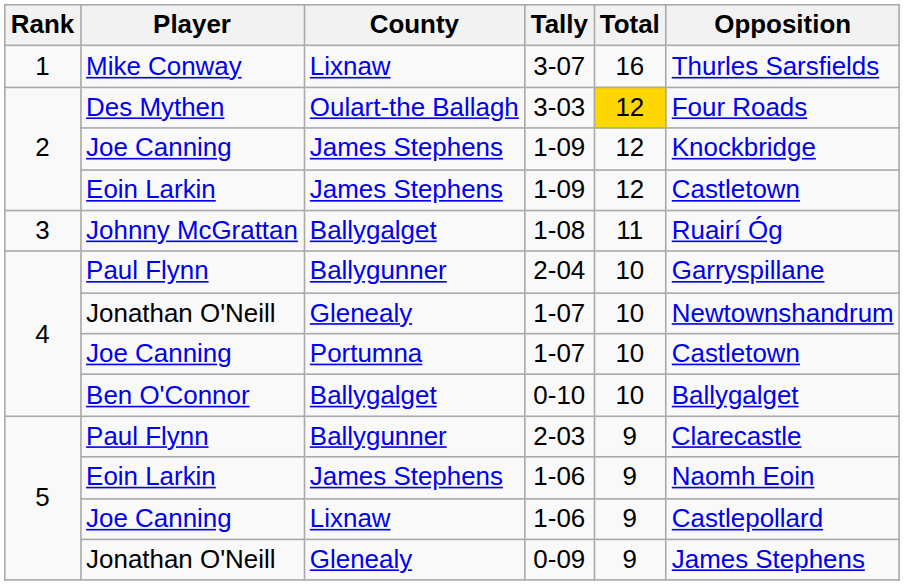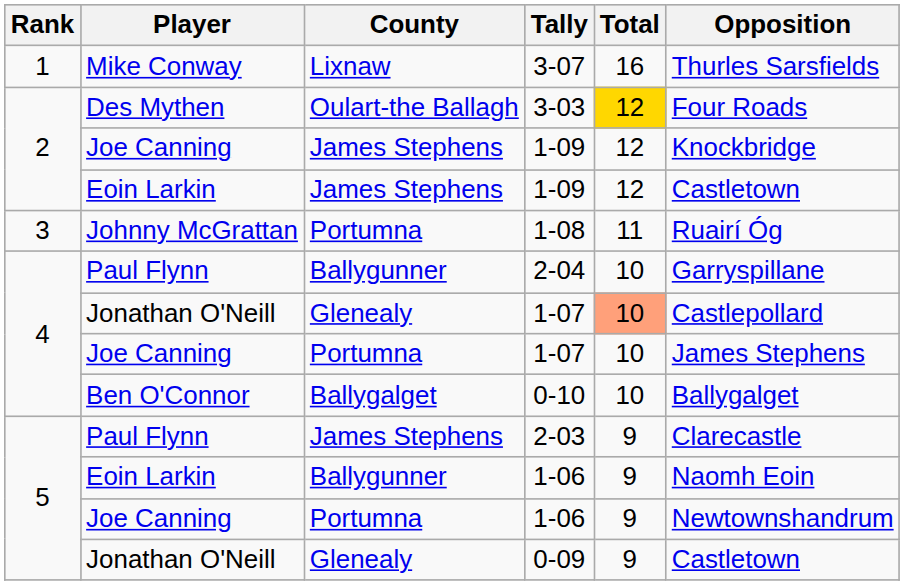(373, 230) Ballygalget -> (366, 230) Portumna
(630, 312) no background -> (630, 312) lightsalmon background
(783, 312) Newtownshandrum -> (747, 312) Castlepollard
(736, 353) Castletown -> (768, 353) James Stephens
(378, 436) Ballygunner -> (406, 436) James Stephens
(406, 477) James Stephens -> (378, 477) Ballygunner
(350, 518) Lixnaw -> (366, 518) Portumna
(747, 518) Castlepollard -> (783, 518) Newtownshandrum
(768, 559) James Stephens -> (736, 559) Castletown
